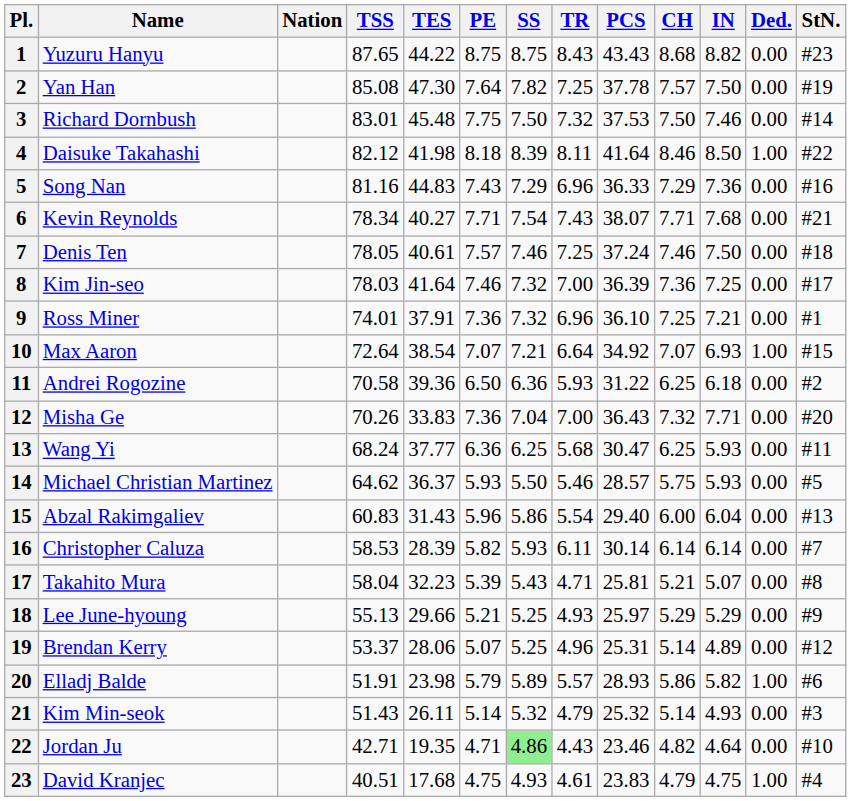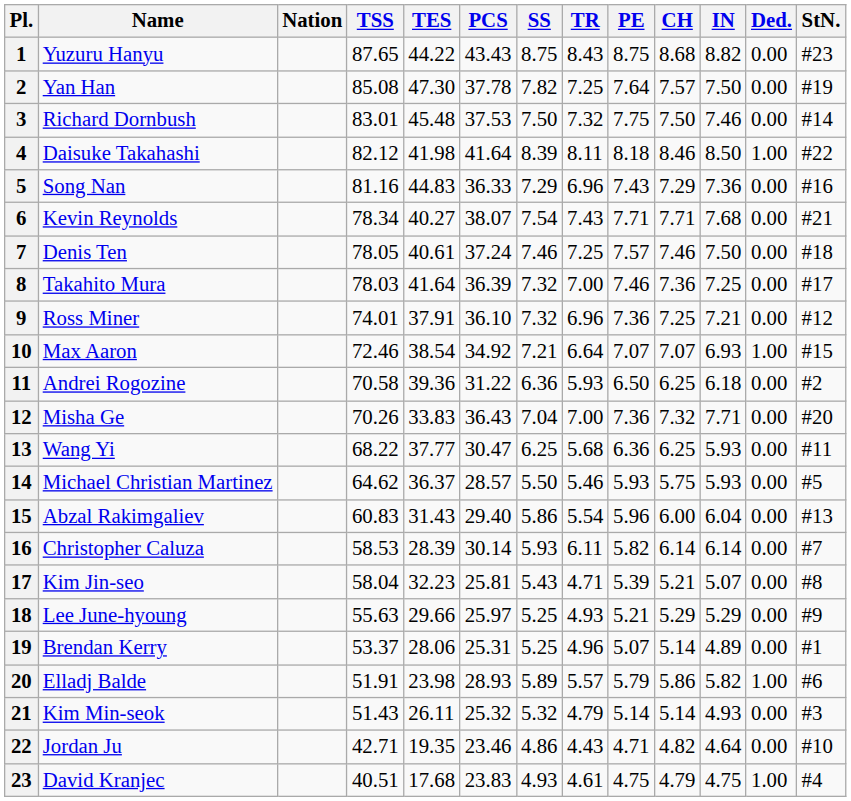columns swapped: (626, 20) <-> (483, 20)
(93, 284) Kim Jin-seo -> (104, 284) Takahito Mura
(812, 317) #1 -> (817, 317) #12
(375, 350) 72.64 -> (375, 350) 72.46
(375, 449) 68.24 -> (375, 449) 68.22
(104, 581) Takahito Mura -> (93, 581) Kim Jin-seo
(375, 614) 55.13 -> (375, 614) 55.63
(817, 647) #12 -> (812, 647) #1
(529, 746) lightgreen background -> (539, 746) no background
